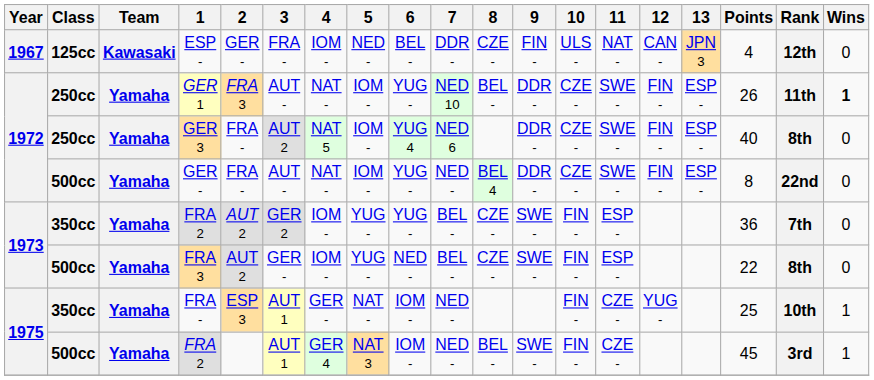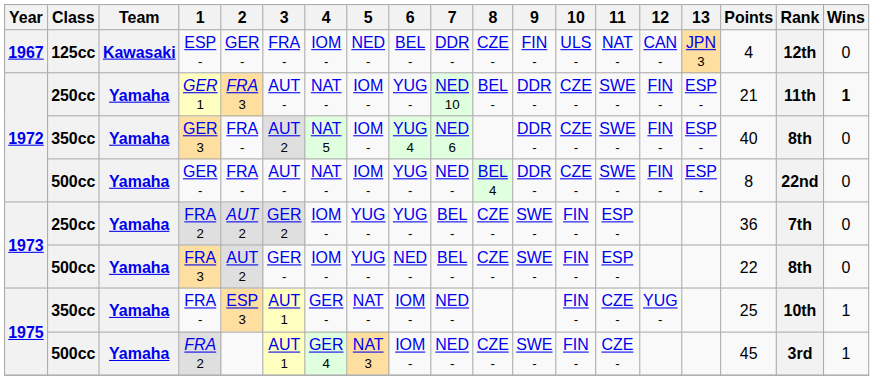(749, 95) 26 -> (749, 95) 21
(73, 138) 250cc -> (73, 138) 350cc
(73, 224) 350cc -> (73, 224) 250cc
(493, 353) BEL - -> (493, 353) CZE -
